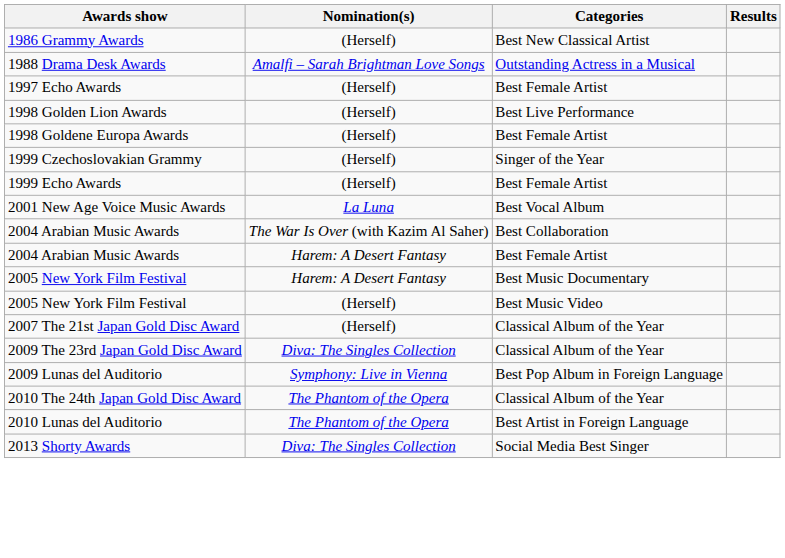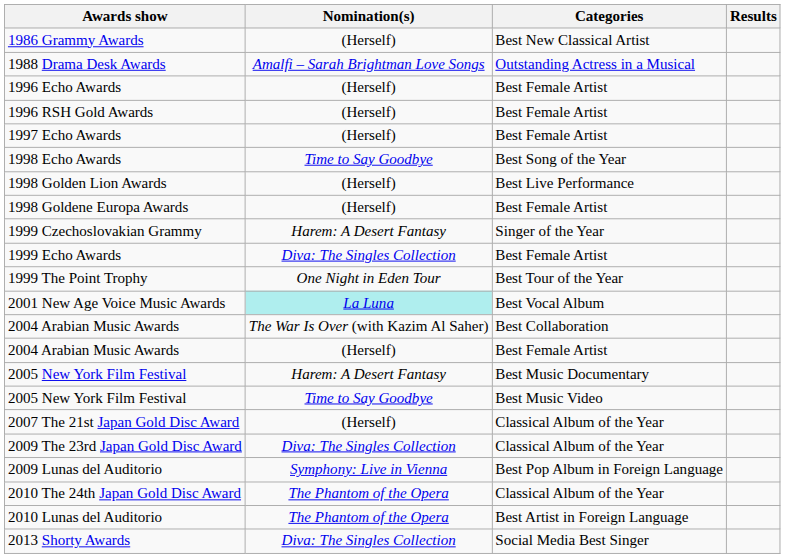+ row: (64, 87)
+ row: (81, 111)
+ row: (64, 159)
(369, 159) (Herself) -> (369, 231) Harem: A Desert Fantasy
(369, 183) (Herself) -> (369, 254) Diva: The Singles Collection
+ row: (78, 278)
(369, 207) no background -> (369, 302) paleturquoise background
(369, 254) Harem: A Desert Fantasy -> (369, 350) (Herself)
(369, 302) (Herself) -> (369, 398) Time to Say Goodbye
